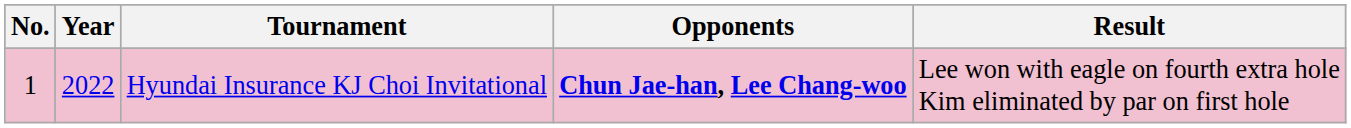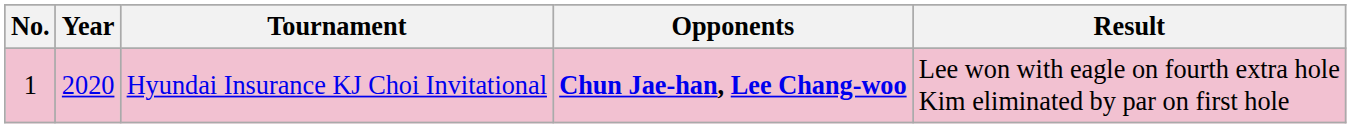(88, 85) 2022 -> (88, 85) 2020
